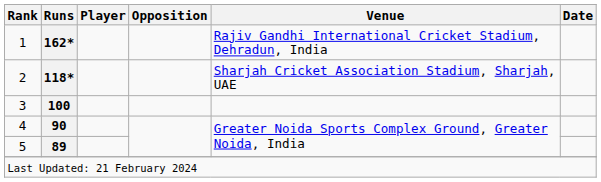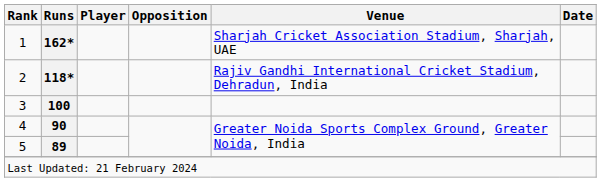(377, 43) Rajiv Gandhi International Cricket Stadium, Dehradun, India -> (385, 43) Sharjah Cricket Association Stadium, Sharjah, UAE
(385, 78) Sharjah Cricket Association Stadium, Sharjah, UAE -> (377, 78) Rajiv Gandhi International Cricket Stadium, Dehradun, India
